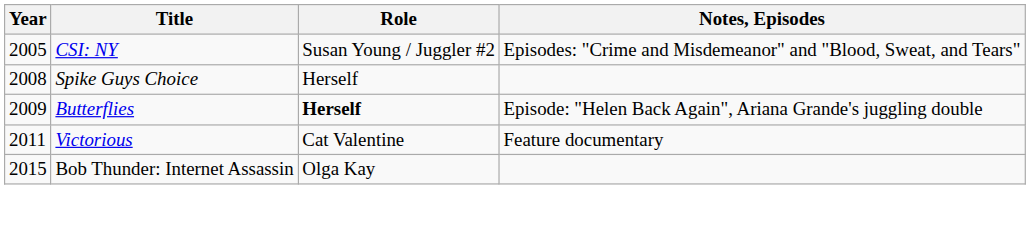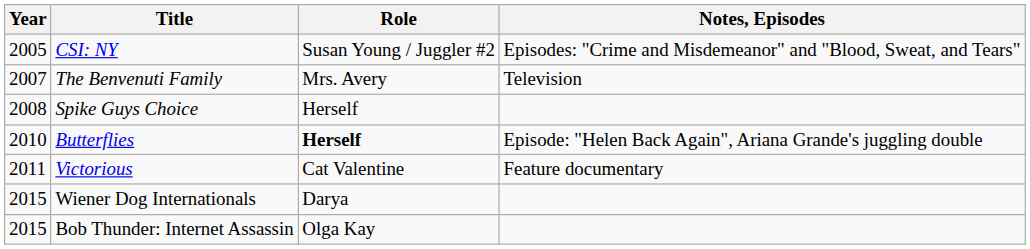+ row: (139, 79)
(28, 109) 2009 -> (28, 139) 2010
+ row: (156, 199)
